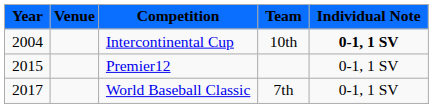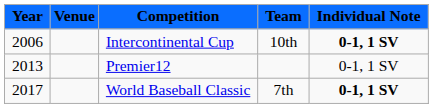(27, 41) 2004 -> (27, 41) 2006
(27, 66) 2015 -> (27, 66) 2013
(369, 90) normal -> (369, 90) bold
